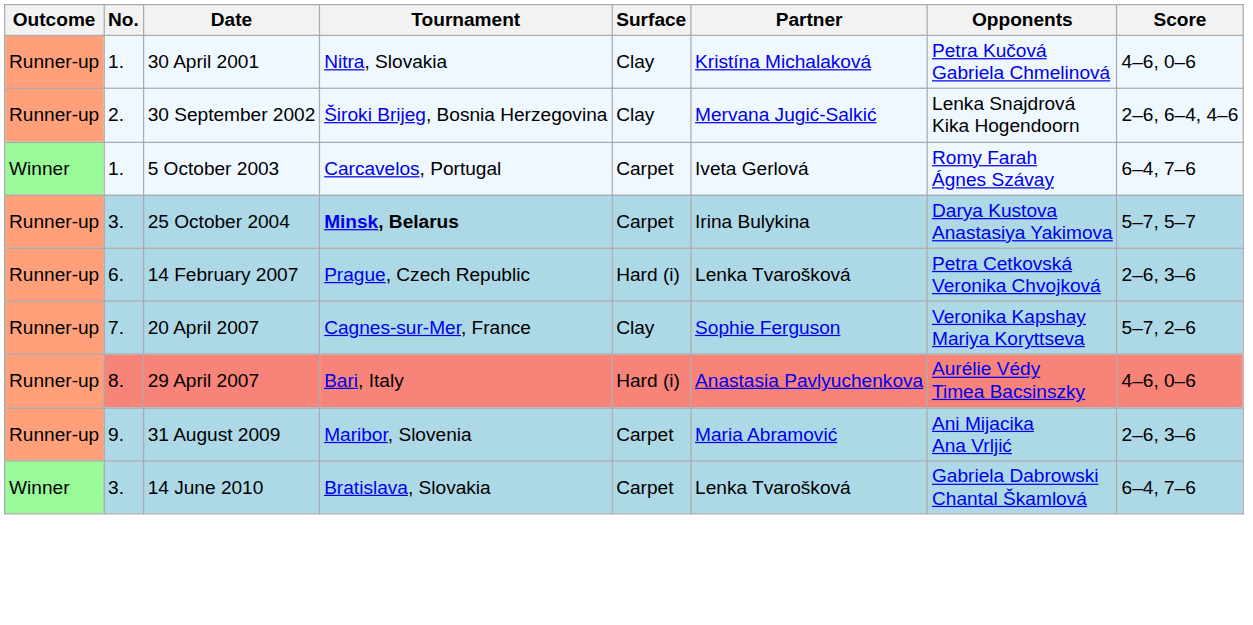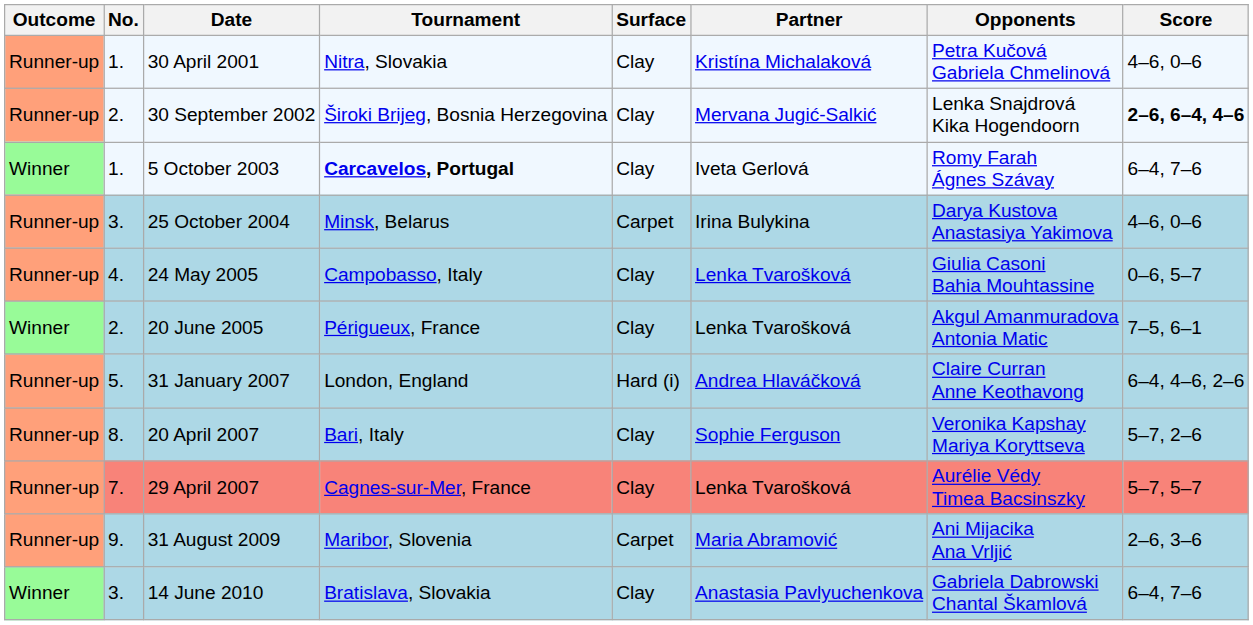(1180, 114) normal -> (1186, 114) bold
(413, 167) normal -> (419, 167) bold
(645, 167) Carpet -> (635, 167) Clay
(392, 220) bold -> (387, 220) normal
(1159, 220) 5–7, 5–7 -> (1165, 220) 4–6, 0–6
+ row: (203, 274)
+ row: (205, 327)
+ row: (219, 380)
- row: (223, 274)
(116, 327) 7. -> (116, 433) 8.
(428, 327) Cagnes-sur-Mer, France -> (364, 433) Bari, Italy
(116, 380) 8. -> (116, 486) 7.
(364, 380) Bari, Italy -> (428, 486) Cagnes-sur-Mer, France
(648, 380) Hard (i) -> (635, 486) Clay
(809, 380) Anastasia Pavlyuchenkova -> (773, 486) Lenka Tvarošková
(1159, 380) 4–6, 0–6 -> (1165, 486) 5–7, 5–7
(645, 486) Carpet -> (635, 592) Clay
(773, 486) Lenka Tvarošková -> (809, 592) Anastasia Pavlyuchenkova
